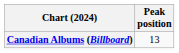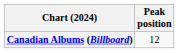(154, 39) 13 -> (154, 39) 12
